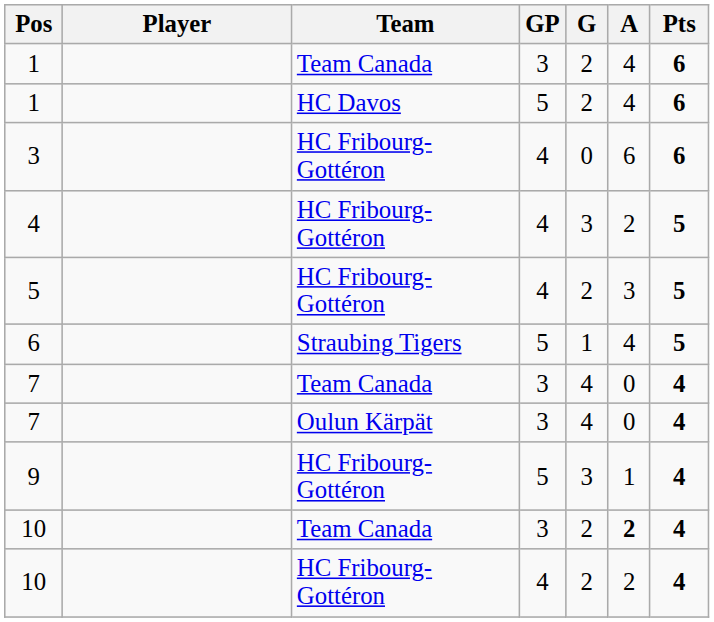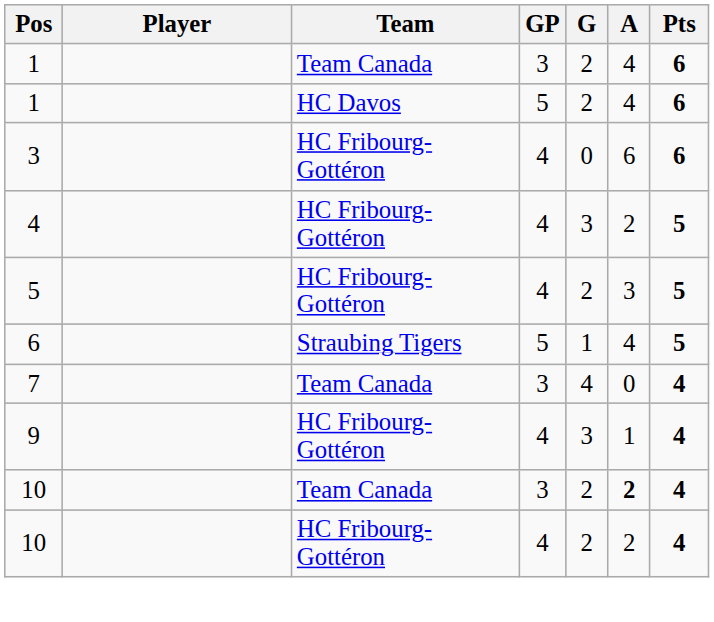- row: (34, 422)
(543, 475) 5 -> (543, 436) 4
